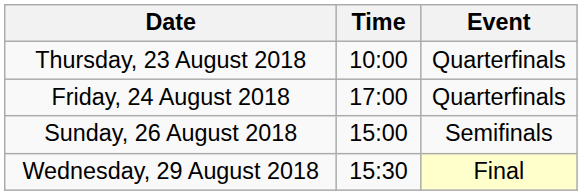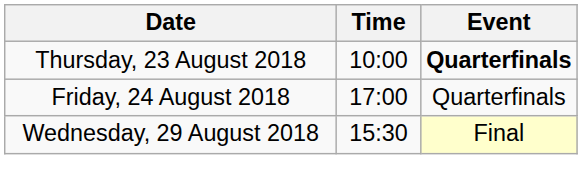(499, 60) normal -> (499, 60) bold
- row: (171, 134)
